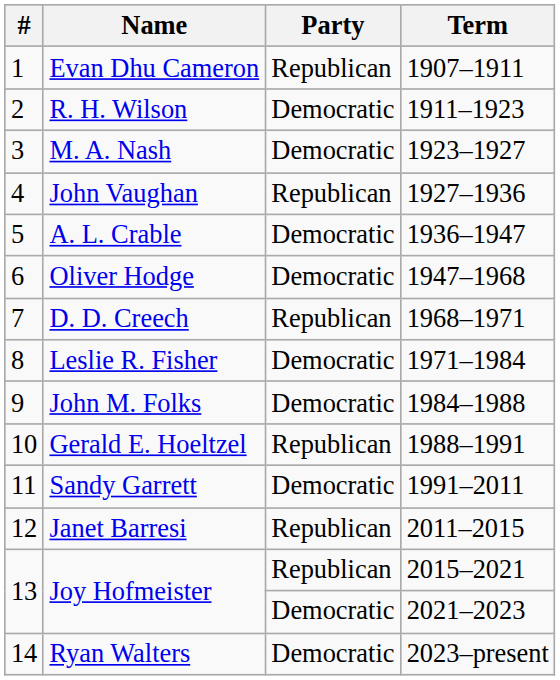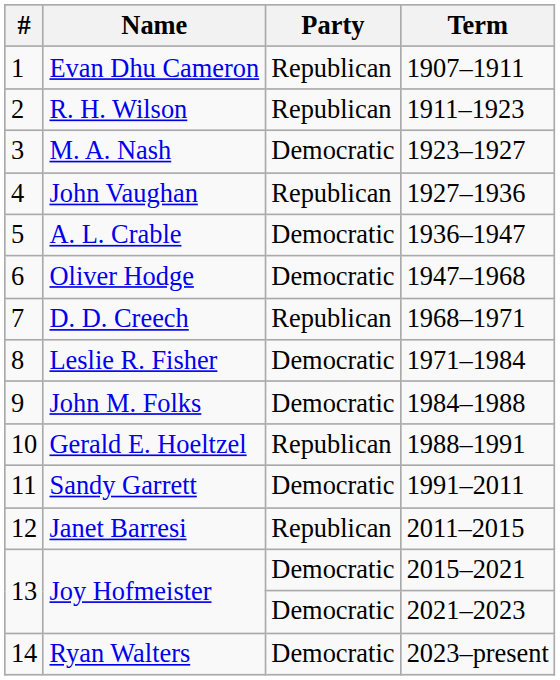(333, 109) Democratic -> (331, 109) Republican
(331, 569) Republican -> (333, 569) Democratic
